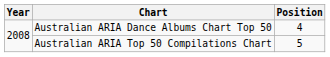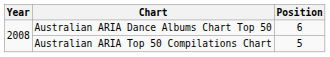(300, 28) 4 -> (300, 28) 6
